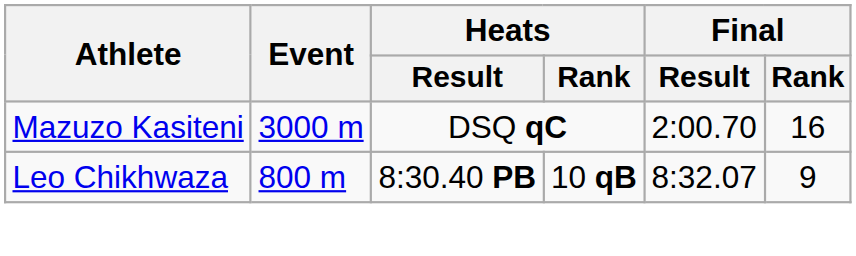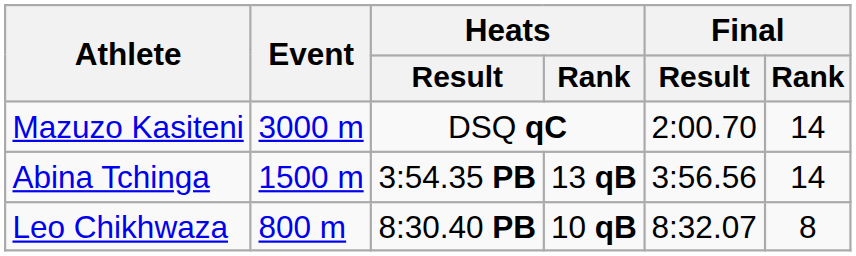(808, 127) 16 -> (808, 127) 14
+ row: (111, 177)
(808, 177) 9 -> (808, 227) 8
